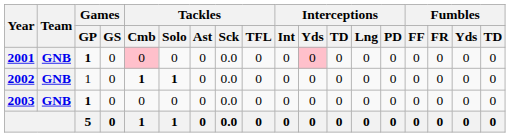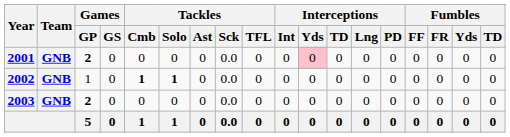(88, 57) 1 -> (88, 57) 2
(142, 57) pink background -> (142, 57) no background
(88, 100) 1 -> (88, 100) 2
